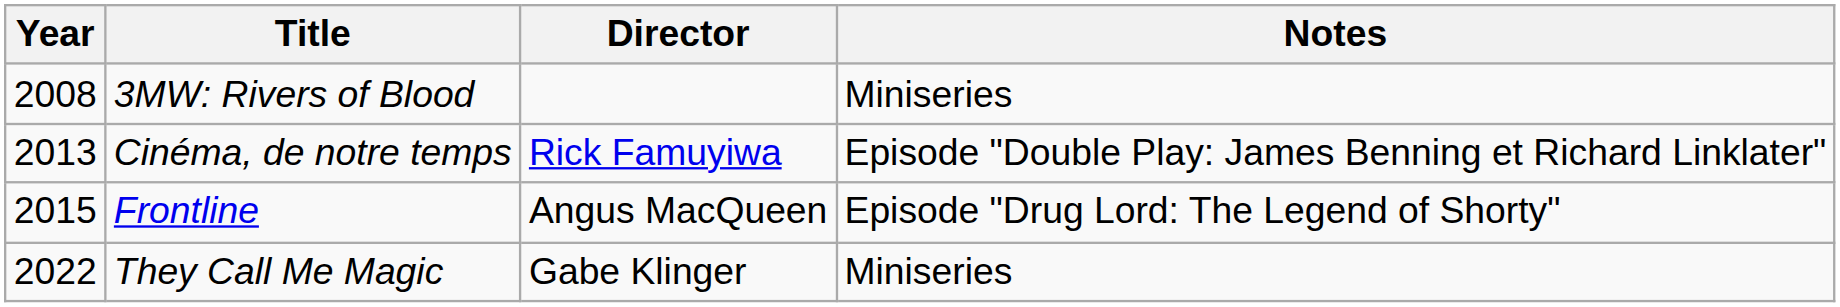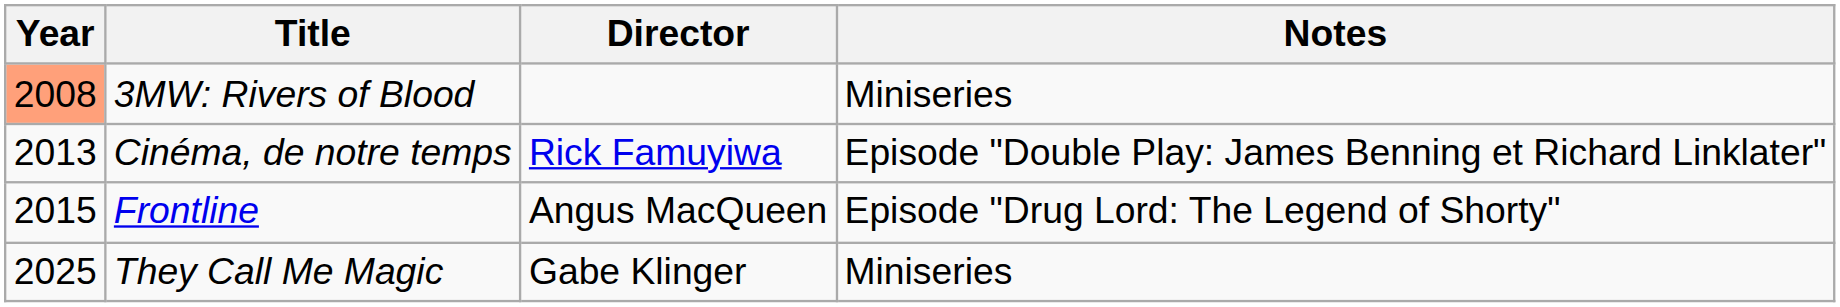(55, 93) no background -> (55, 93) lightsalmon background
(55, 270) 2022 -> (55, 270) 2025
